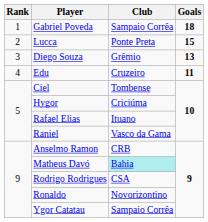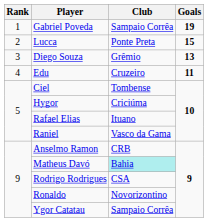(189, 27) 18 -> (189, 27) 19
